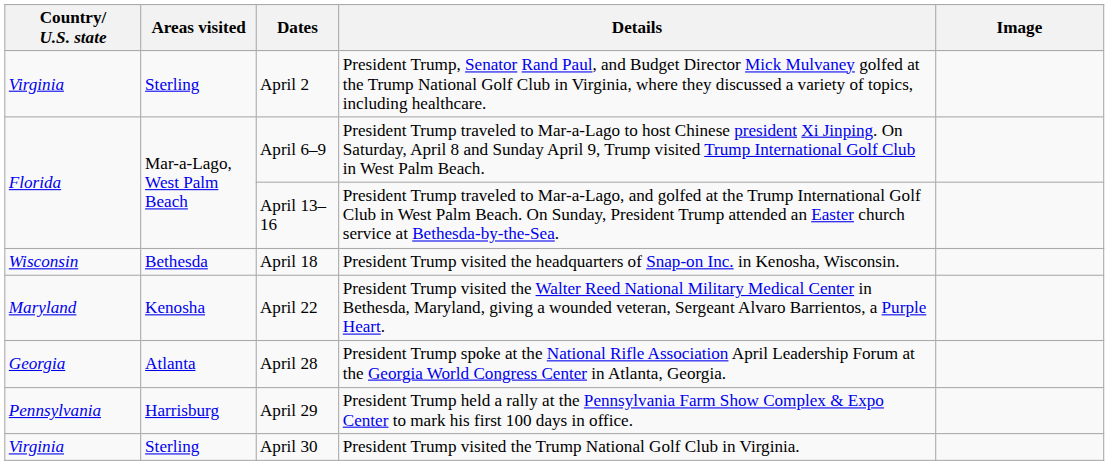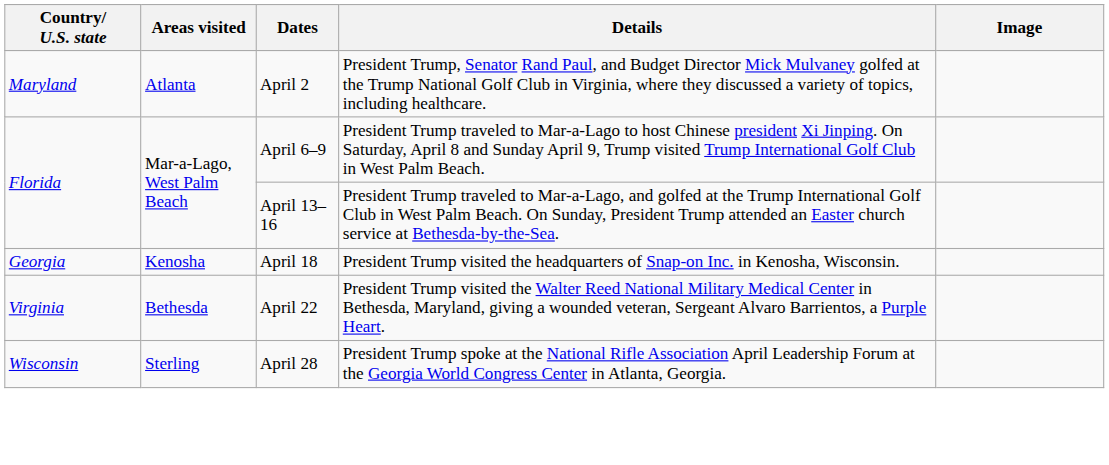(36, 83) Virginia -> (43, 83) Maryland
(172, 83) Sterling -> (170, 83) Atlanta
(44, 261) Wisconsin -> (37, 261) Georgia
(176, 261) Bethesda -> (175, 261) Kenosha
(43, 307) Maryland -> (36, 307) Virginia
(175, 307) Kenosha -> (176, 307) Bethesda
(37, 363) Georgia -> (44, 363) Wisconsin
(170, 363) Atlanta -> (172, 363) Sterling
- row: (289, 410)
- row: (289, 447)
